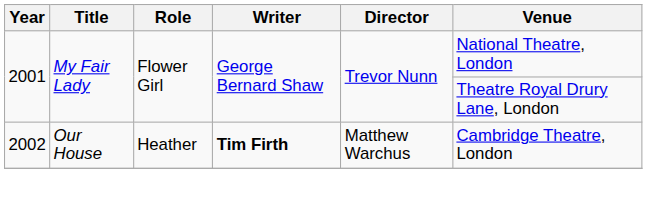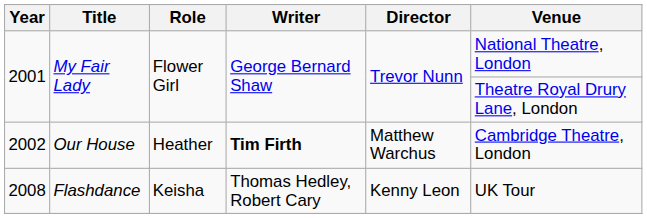+ row: (27, 190)
